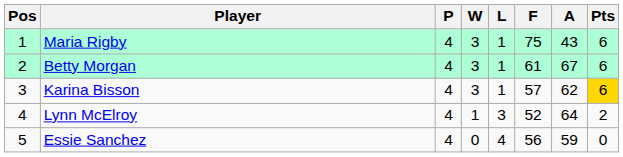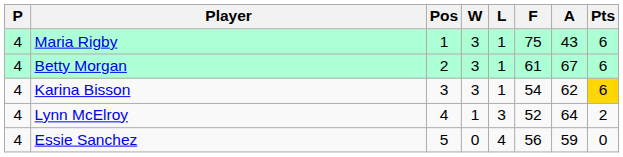columns swapped: (22, 16) <-> (449, 16)
(533, 90) 57 -> (533, 90) 54
